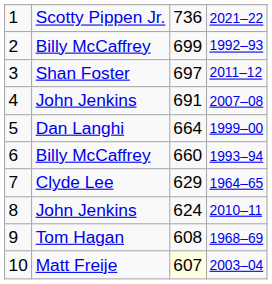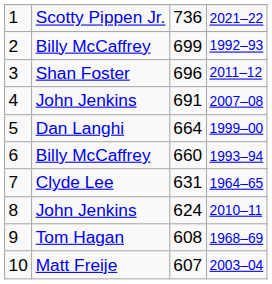(188, 73) 697 -> (188, 73) 696
(188, 182) 629 -> (188, 182) 631
(188, 264) lightyellow background -> (188, 264) no background
